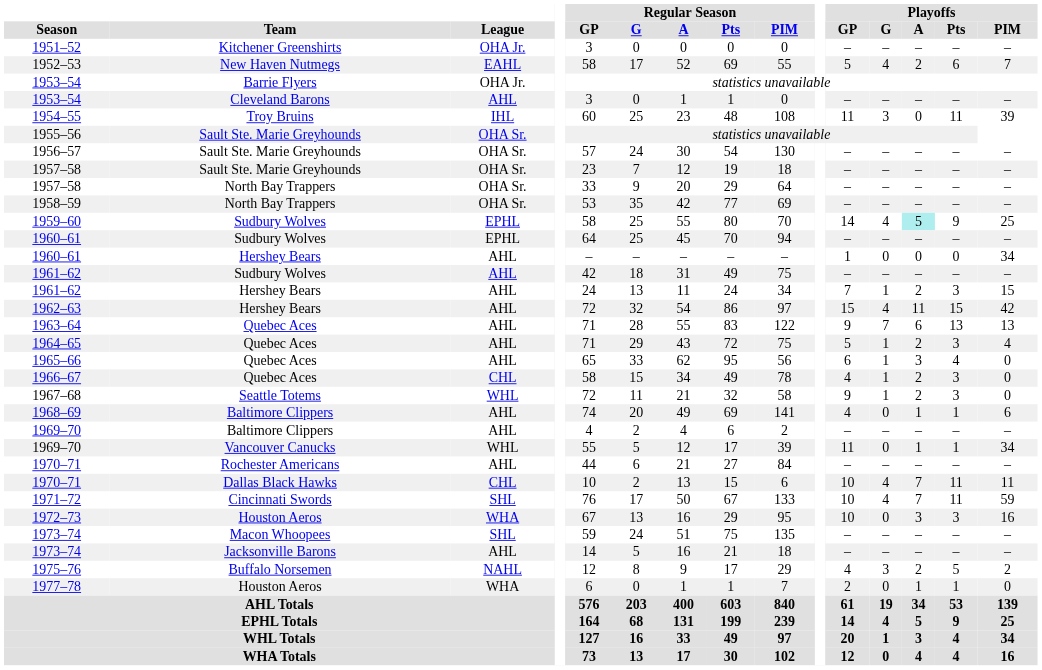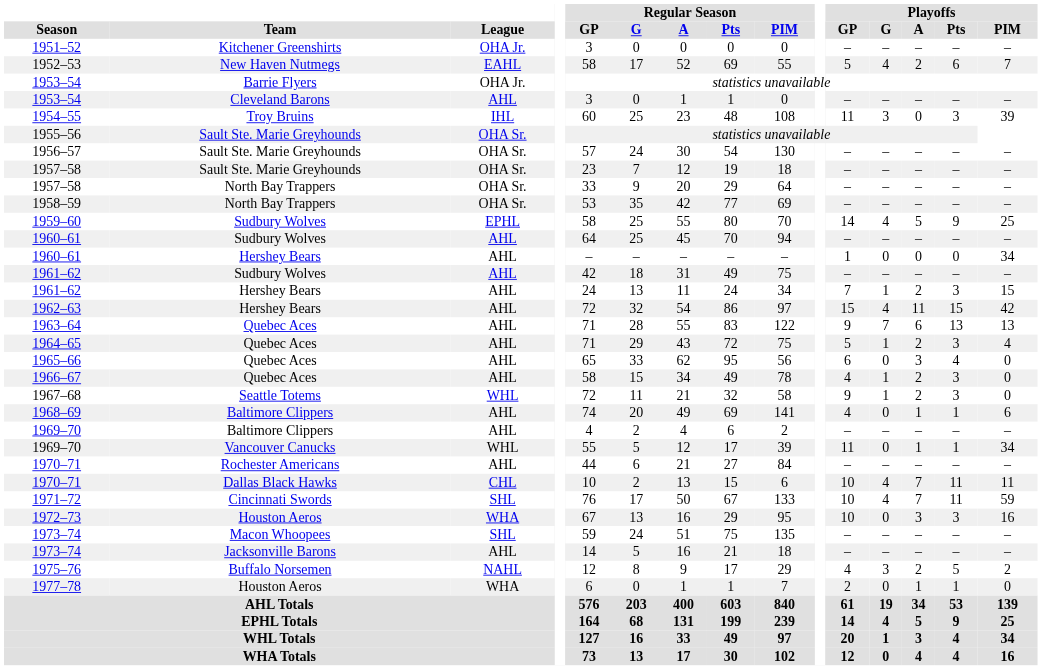(956, 117) 11 -> (956, 117) 3
(919, 221) paleturquoise background -> (919, 221) no background
(503, 238) EPHL -> (503, 238) AHL
(886, 360) 1 -> (886, 360) 0
(503, 378) CHL -> (503, 378) AHL
